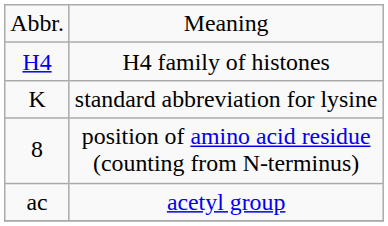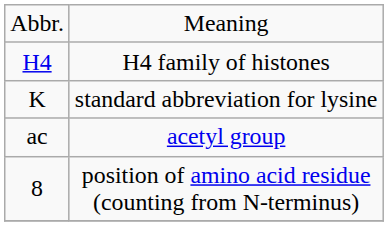rows swapped: (226, 150) <-> (226, 201)
